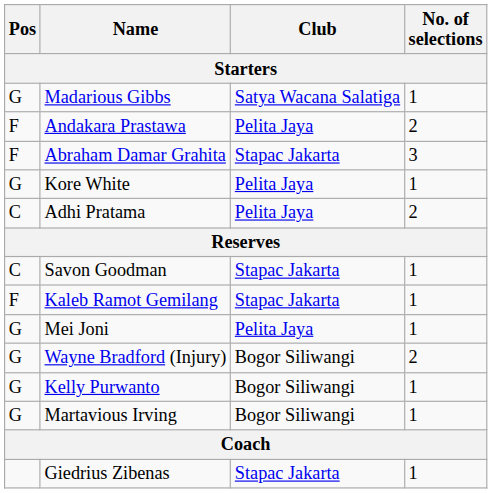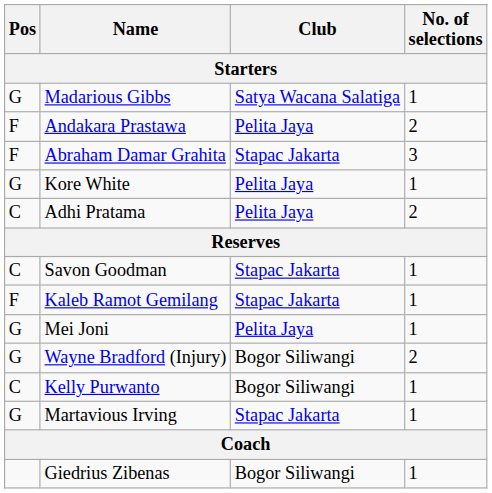(15, 386) G -> (15, 386) C
(295, 415) Bogor Siliwangi -> (287, 415) Stapac Jakarta
(287, 473) Stapac Jakarta -> (295, 473) Bogor Siliwangi
